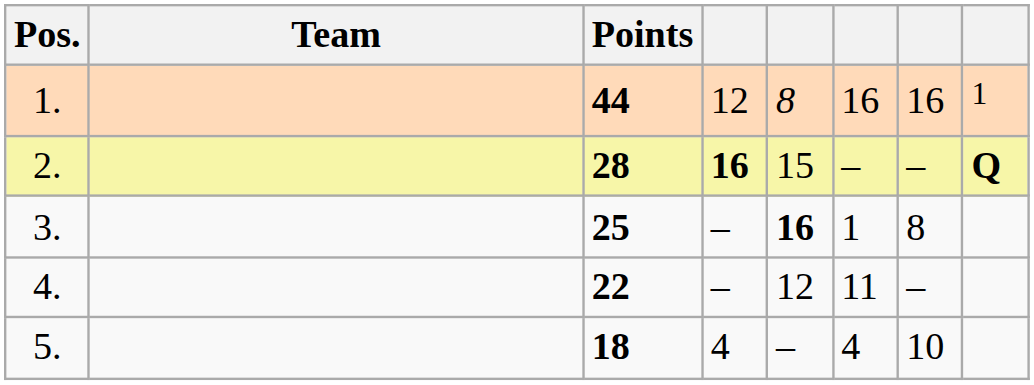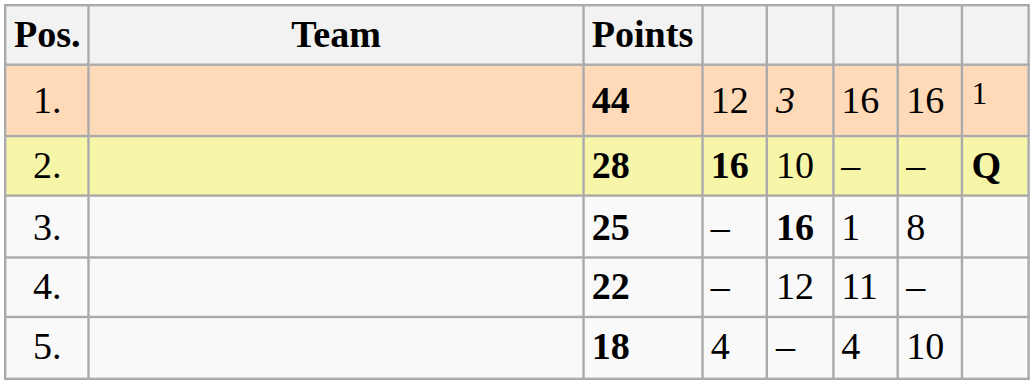(785, 100) 8 -> (785, 100) 3
(795, 165) 15 -> (795, 165) 10
